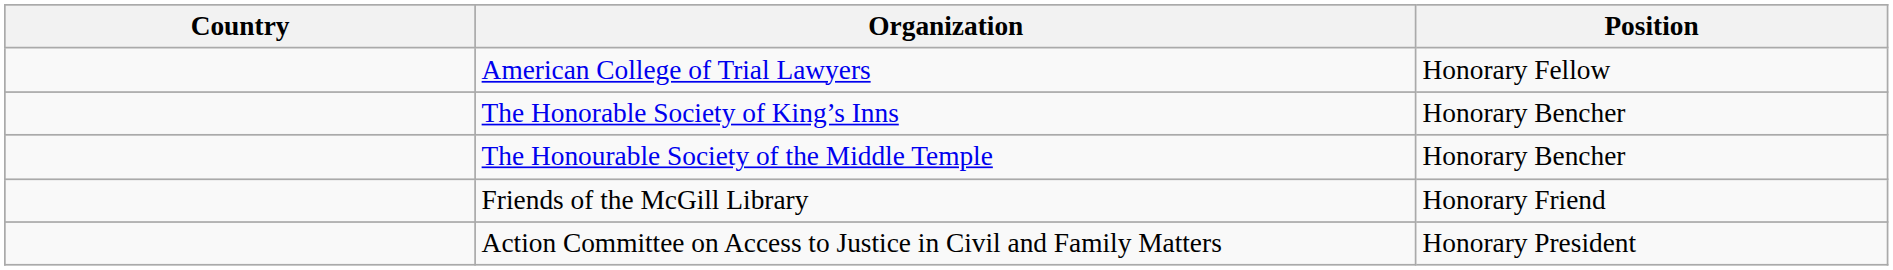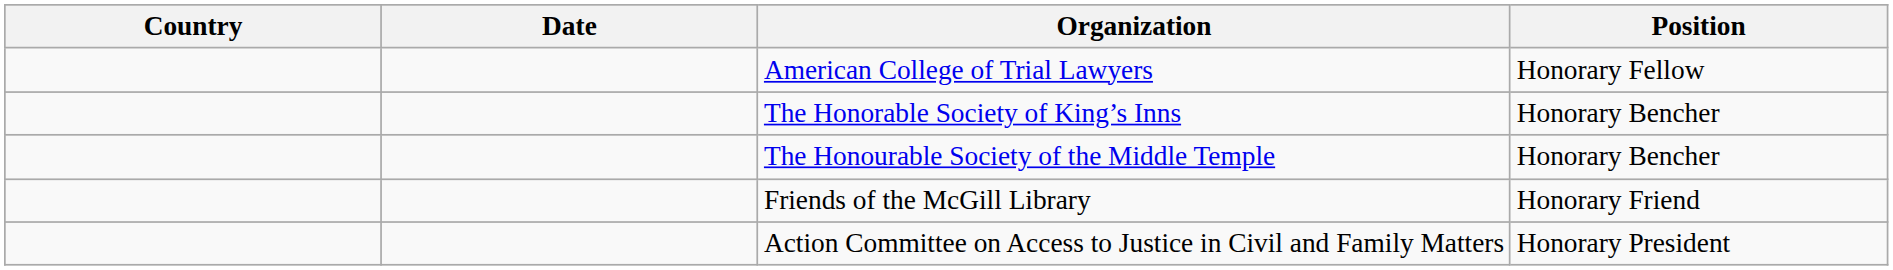+ column: (569, 26)
